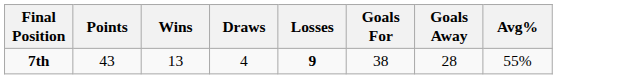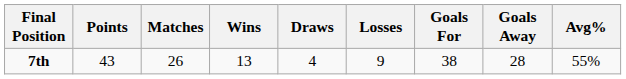+ column: (176, 26)
(312, 61) bold -> (381, 61) normal
